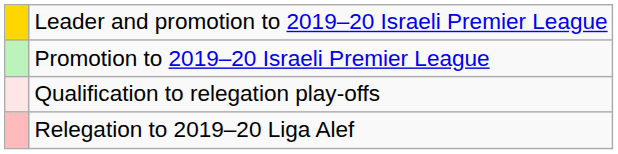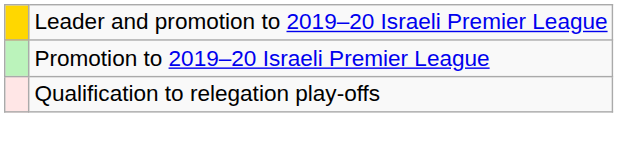- row: (194, 129)
